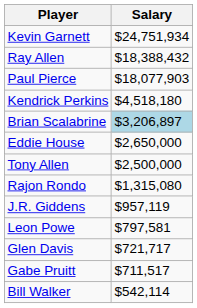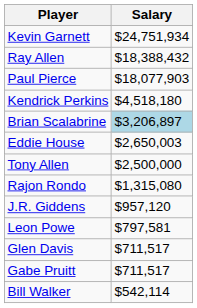(148, 143) $2,650,000 -> (148, 143) $2,650,003
(142, 206) $957,119 -> (143, 206) $957,120
(143, 249) $721,717 -> (142, 249) $711,517
